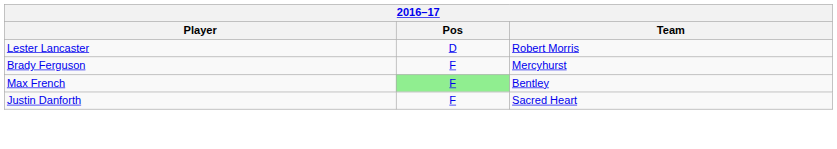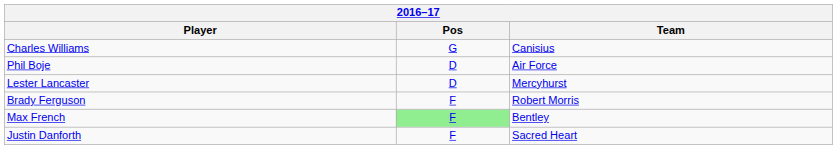+ row: (48, 48)
+ row: (29, 65)
(546, 48) Robert Morris -> (539, 83) Mercyhurst
(539, 65) Mercyhurst -> (546, 100) Robert Morris
